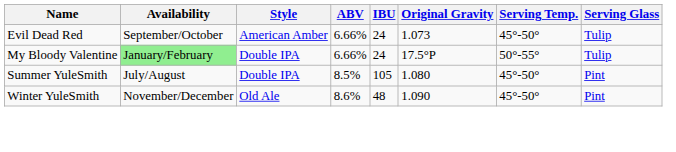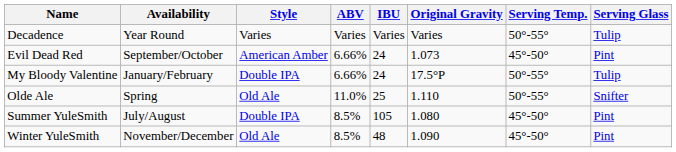+ row: (35, 34)
(598, 34) Tulip -> (604, 55) Pint
(168, 55) lightgreen background -> (168, 75) no background
+ row: (30, 95)
(347, 95) 8.6% -> (347, 136) 8.5%
